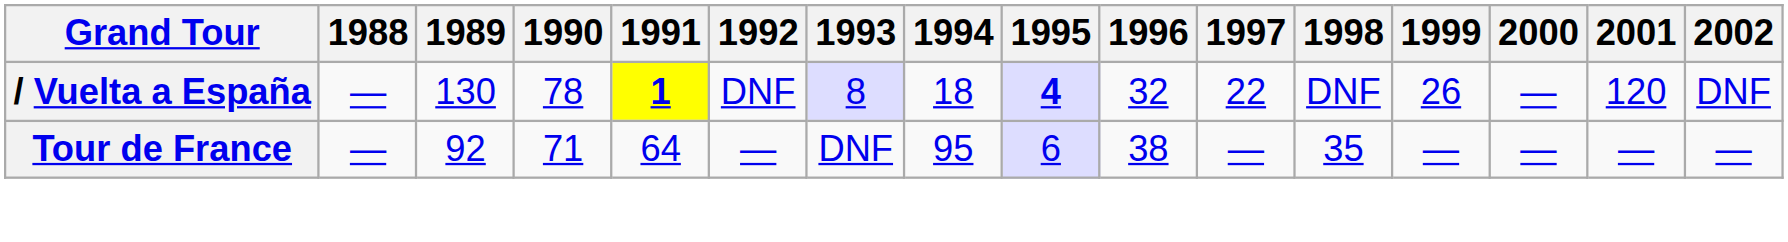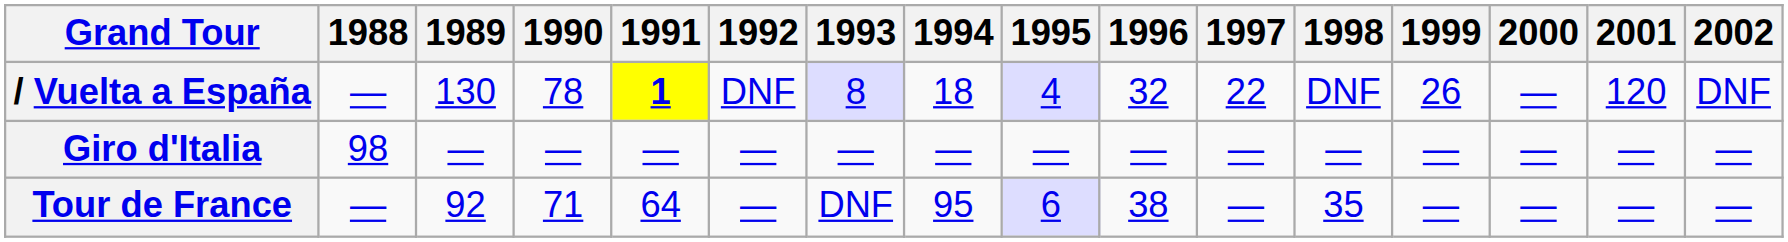(1051, 90) bold -> (1051, 90) normal
+ row: (162, 148)
